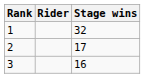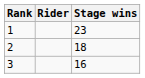(80, 30) 32 -> (80, 30) 23
(80, 47) 17 -> (80, 47) 18
